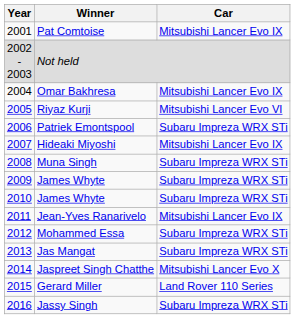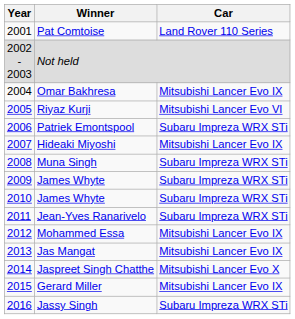(221, 31) Mitsubishi Lancer Evo IX -> (216, 31) Land Rover 110 Series
(221, 216) Mitsubishi Lancer Evo IX -> (223, 216) Subaru Impreza WRX STi
(223, 233) Subaru Impreza WRX STi -> (221, 233) Mitsubishi Lancer Evo IX
(223, 251) Subaru Impreza WRX STi -> (221, 251) Mitsubishi Lancer Evo IX
(216, 287) Land Rover 110 Series -> (221, 287) Mitsubishi Lancer Evo IX
